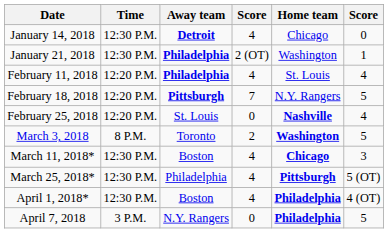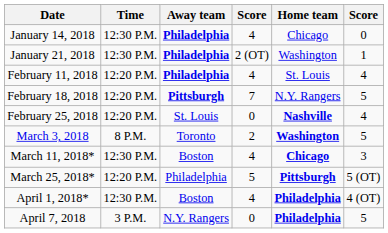(196, 35) Detroit -> (196, 35) Philadelphia
(130, 177) 12:30 P.M. -> (130, 177) 12:20 P.M.
(252, 177) 4 -> (252, 177) 5
